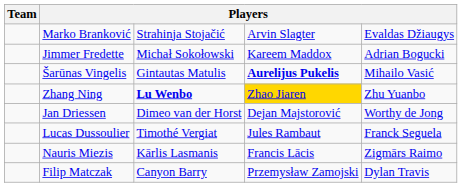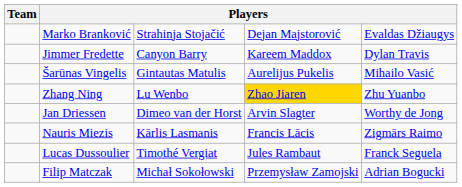(281, 34) Arvin Slagter -> (294, 34) Dejan Majstorović
(185, 53) Michał Sokołowski -> (172, 53) Canyon Barry
(404, 53) Adrian Bogucki -> (397, 53) Dylan Travis
(293, 73) bold -> (290, 73) normal
(164, 93) bold -> (162, 93) normal
(294, 113) Dejan Majstorović -> (281, 113) Arvin Slagter
rows swapped: (86, 133) <-> (78, 152)
(172, 172) Canyon Barry -> (185, 172) Michał Sokołowski
(397, 172) Dylan Travis -> (404, 172) Adrian Bogucki
